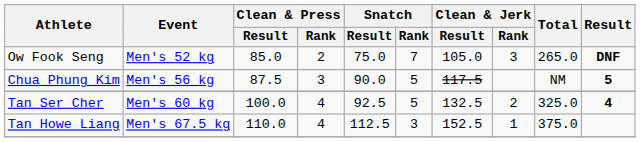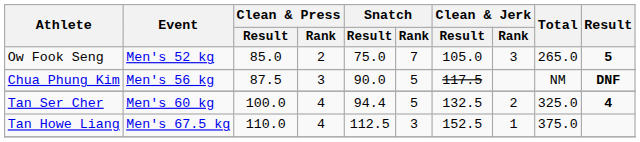(608, 58) DNF -> (608, 58) 5
(608, 80) 5 -> (608, 80) DNF
(370, 103) 92.5 -> (370, 103) 94.4
